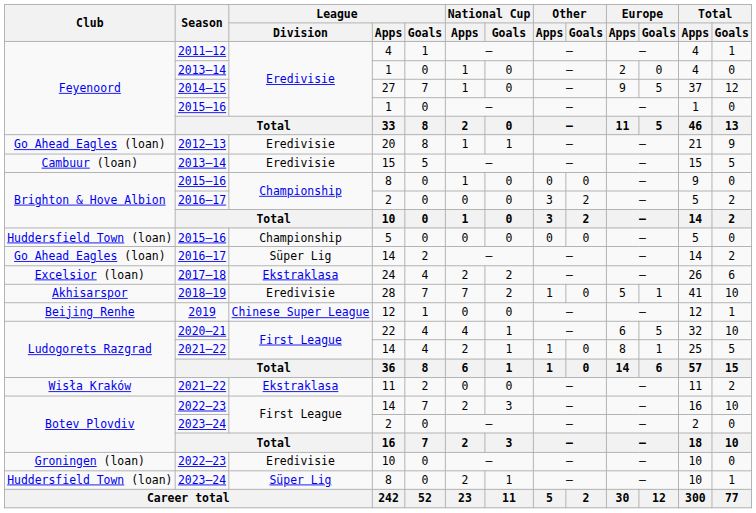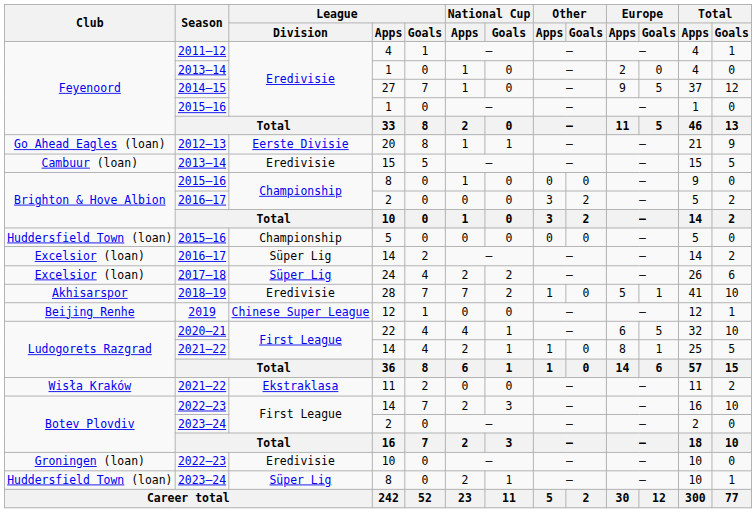(300, 144) Eredivisie -> (300, 144) Eerste Divisie
(90, 256) Go Ahead Eagles (loan) -> (90, 256) Excelsior (loan)
(300, 275) Ekstraklasa -> (300, 275) Süper Lig
